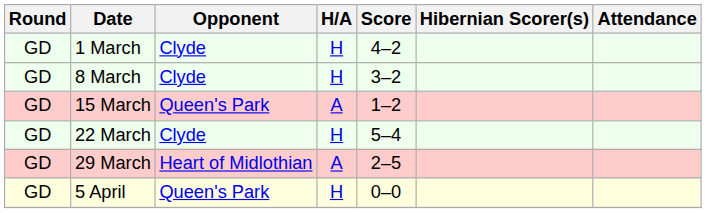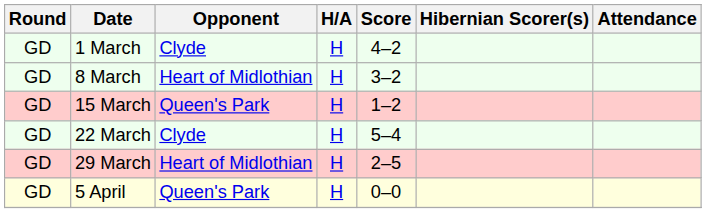(183, 76) Clyde -> (236, 76) Heart of Midlothian
(337, 105) A -> (337, 105) H
(337, 163) A -> (337, 163) H
